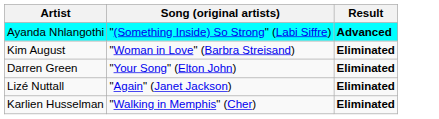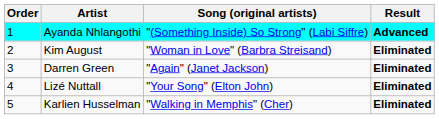+ column: (23, 13)
(173, 68) "Your Song" (Elton John) -> (207, 68) "Again" (Janet Jackson)
(171, 86) "Again" (Janet Jackson) -> (210, 86) "Your Song" (Elton John)
